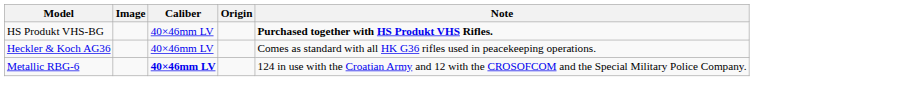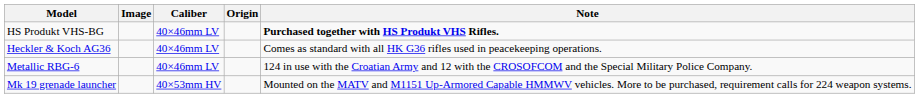(183, 66) bold -> (188, 66) normal
+ row: (62, 84)
